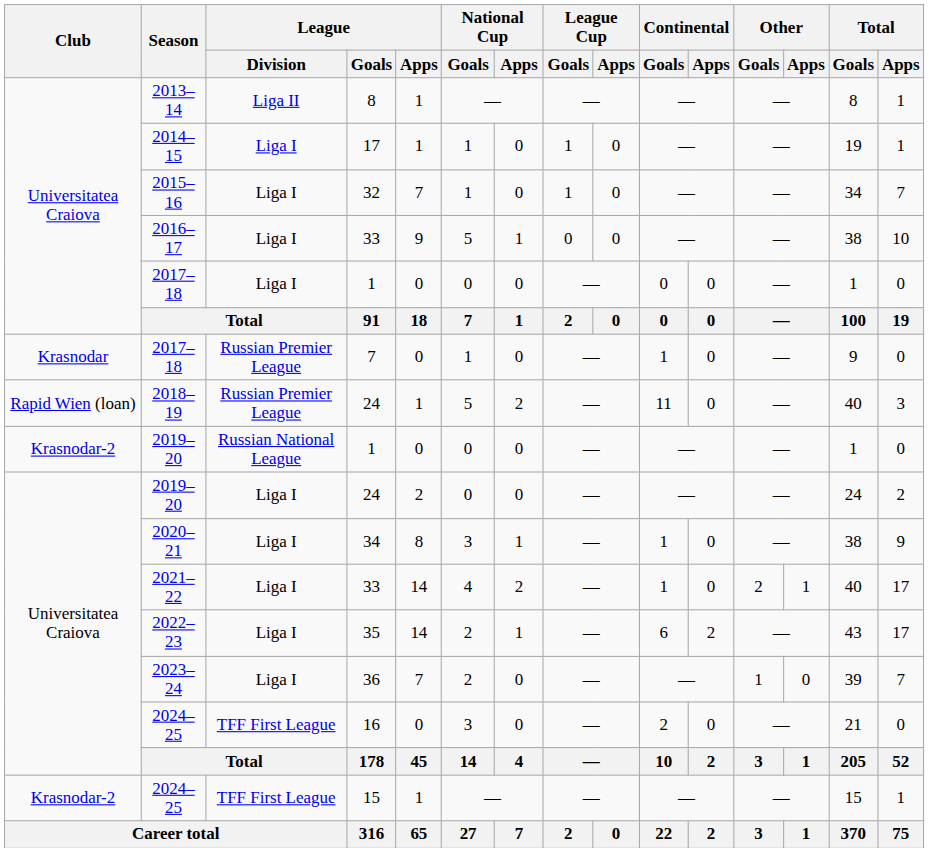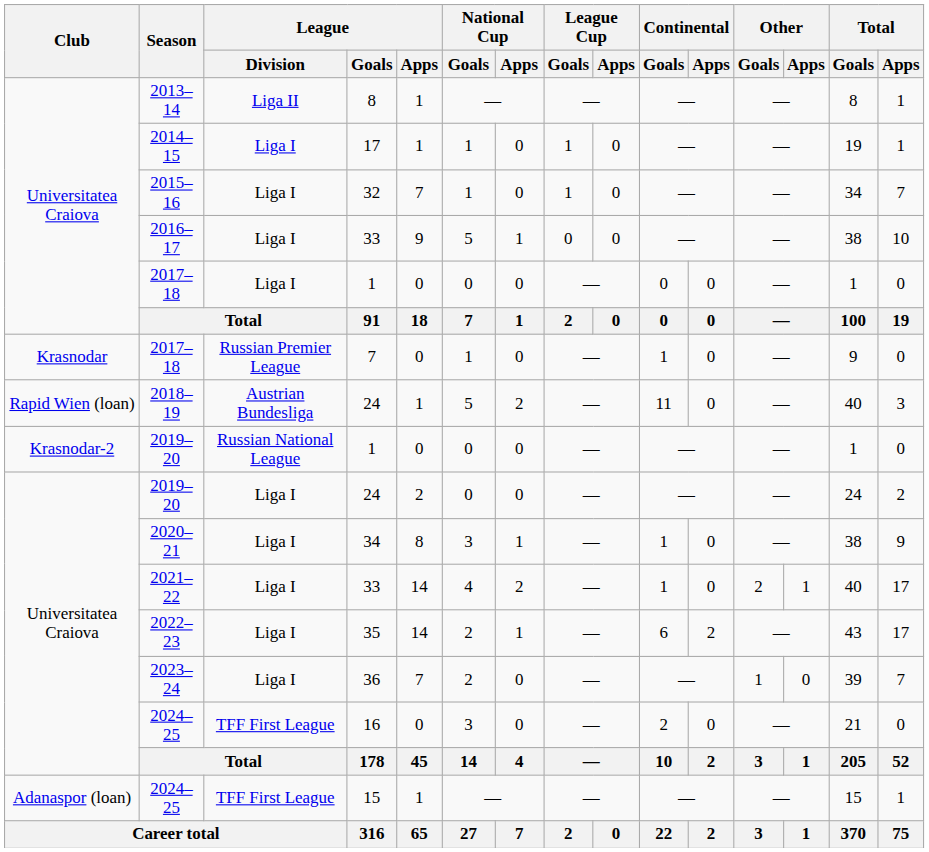(276, 403) Russian Premier League -> (275, 403) Austrian Bundesliga
(73, 797) Krasnodar-2 -> (72, 797) Adanaspor (loan)
